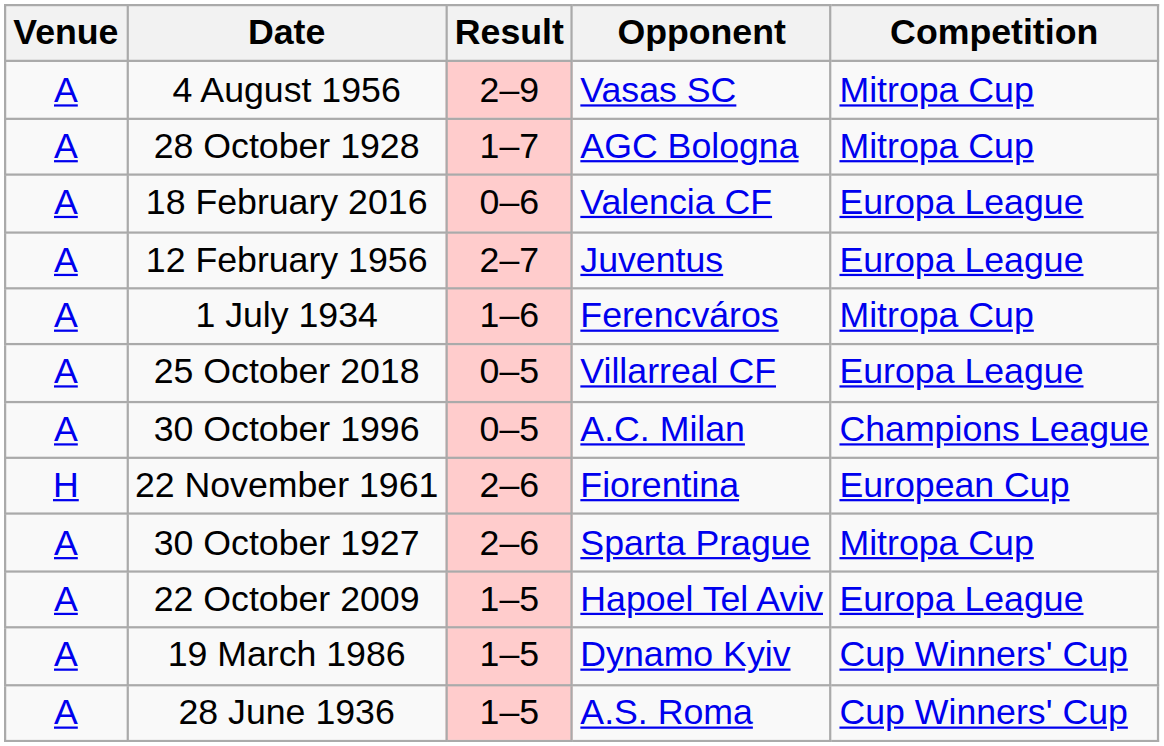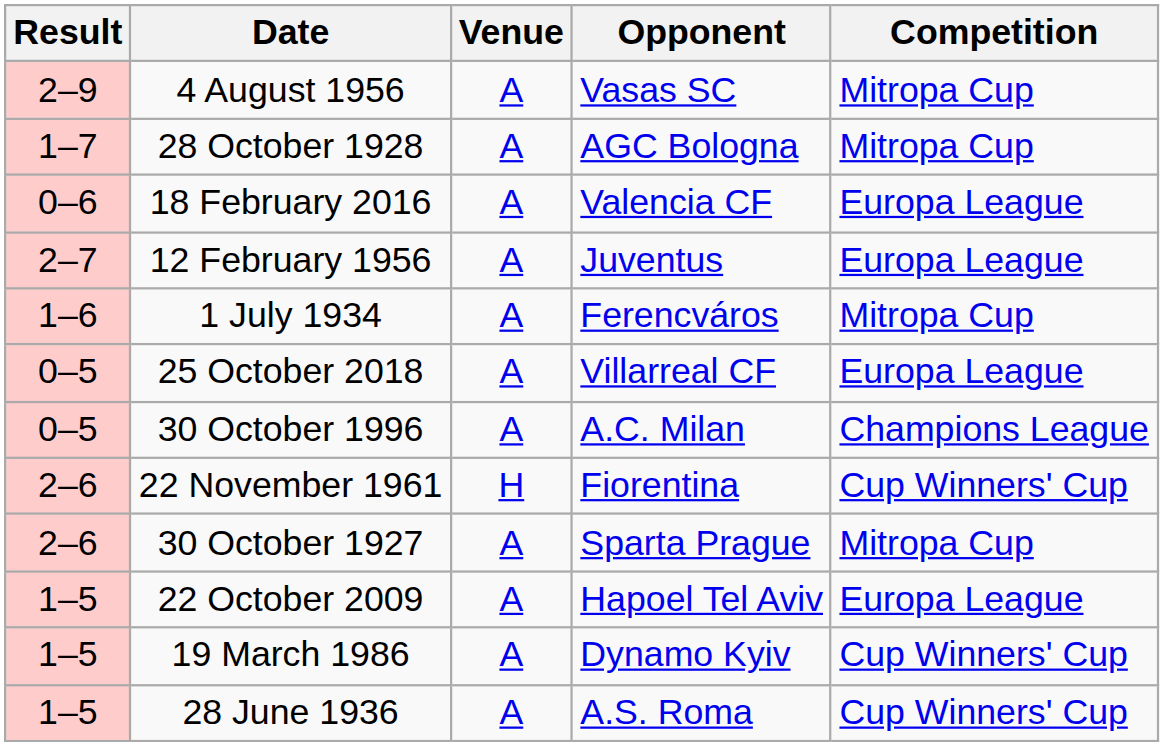columns swapped: (509, 32) <-> (66, 32)
(955, 485) European Cup -> (984, 485) Cup Winners' Cup
